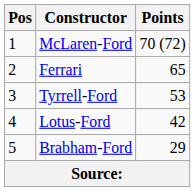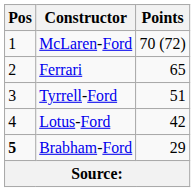(178, 95) 53 -> (178, 95) 51
(12, 148) normal -> (12, 148) bold
